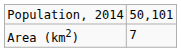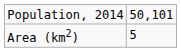(133, 36) 7 -> (133, 36) 5
